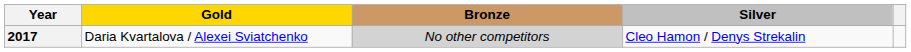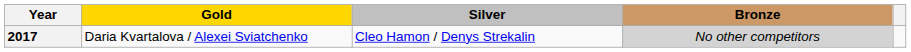columns swapped: (758, 15) <-> (487, 15)
